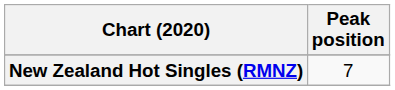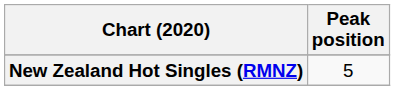(348, 70) 7 -> (348, 70) 5
